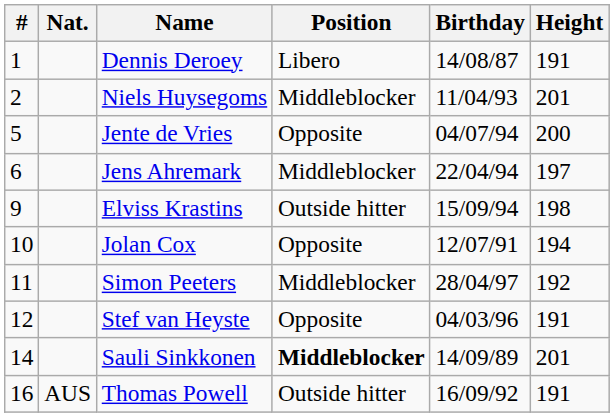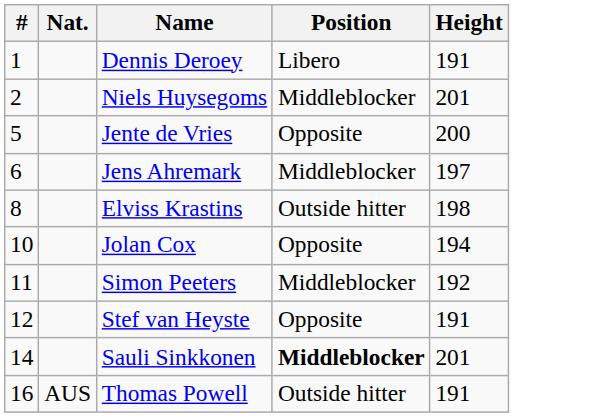- column: (480, 23)
(16, 208) 9 -> (16, 208) 8
